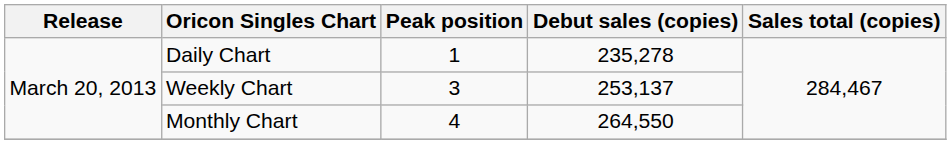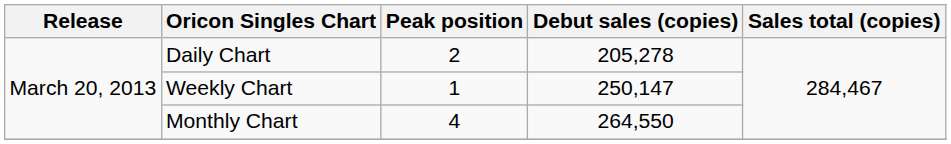(454, 54) 1 -> (454, 54) 2
(636, 54) 235,278 -> (636, 54) 205,278
(454, 88) 3 -> (454, 88) 1
(636, 88) 253,137 -> (636, 88) 250,147
